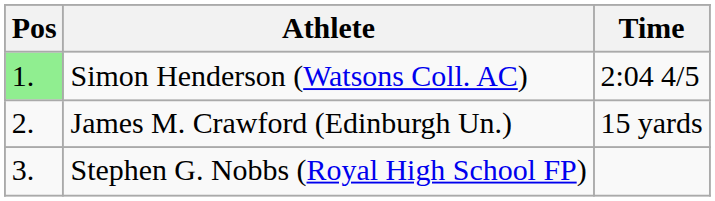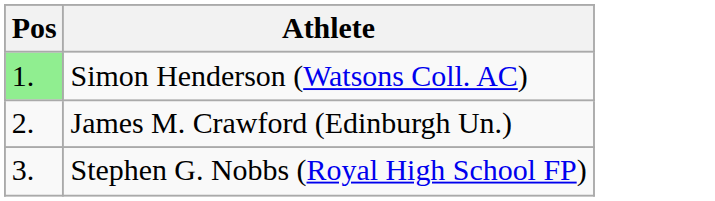- column: (652, 28)
